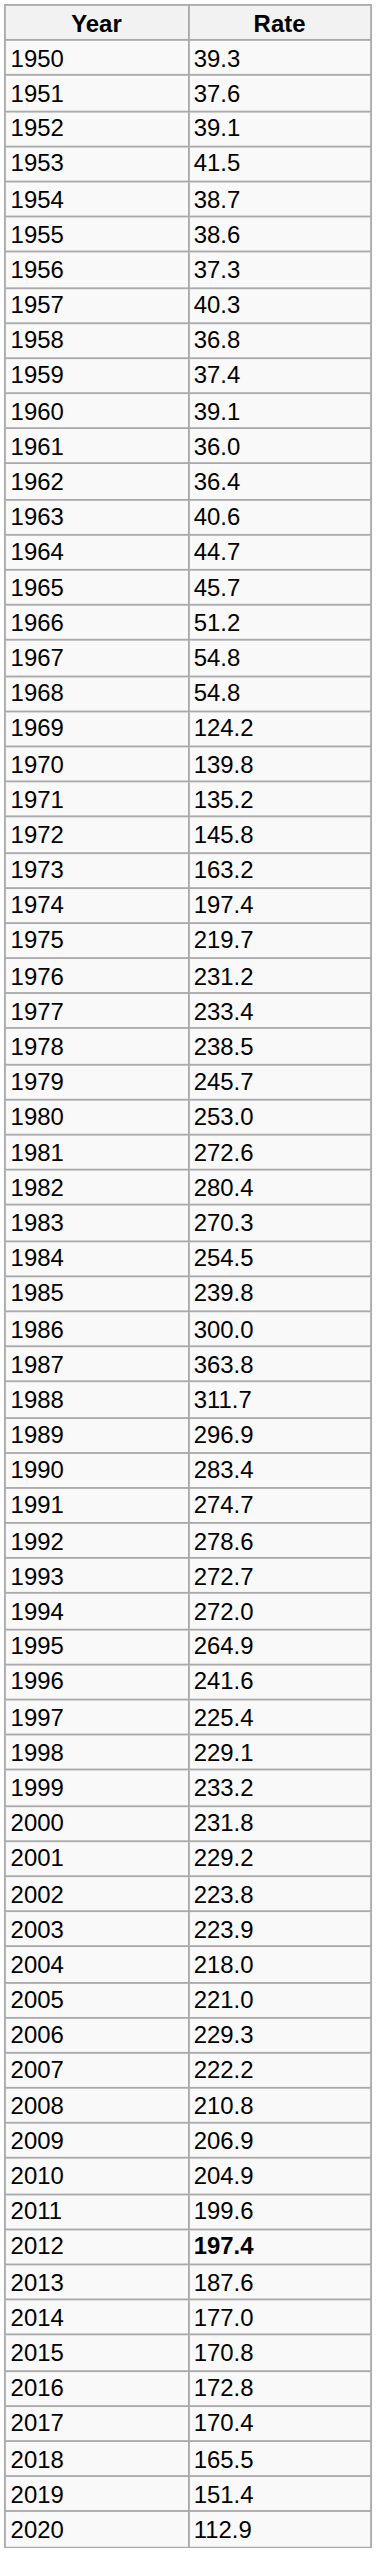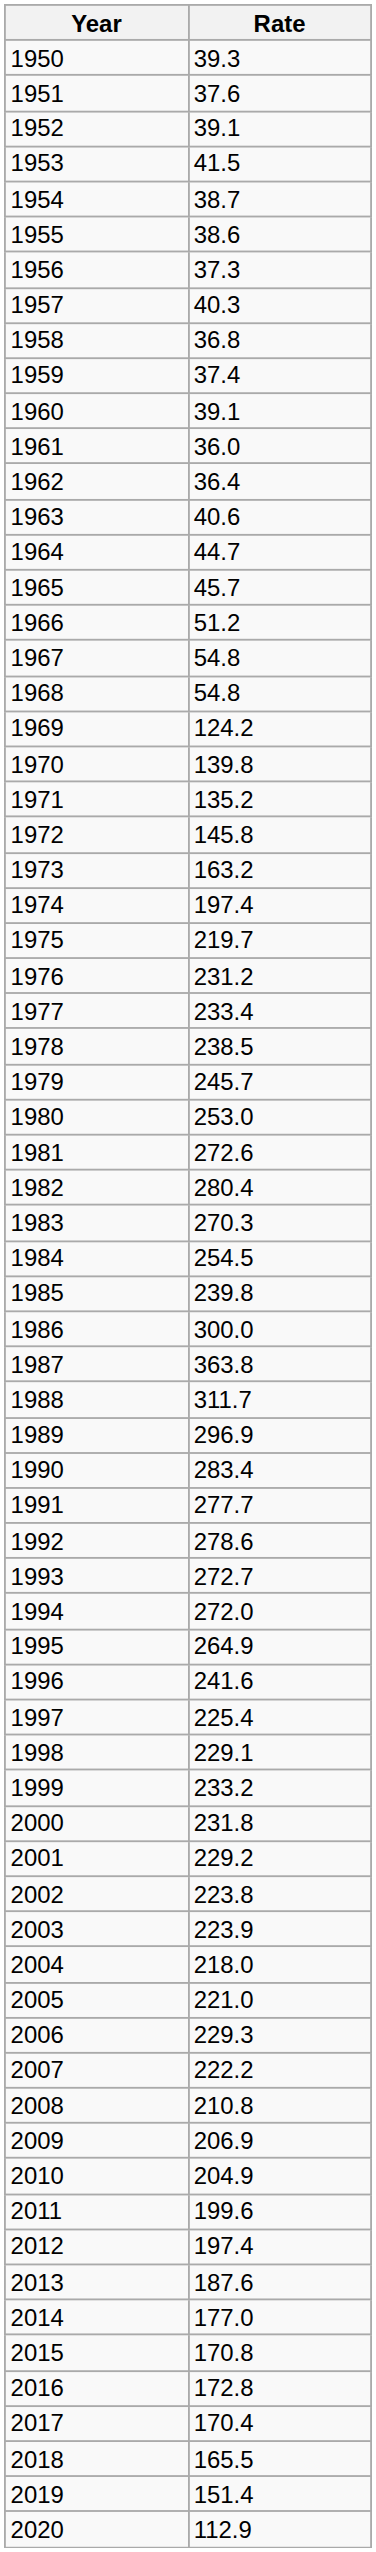(224, 1505) 274.7 -> (224, 1505) 277.7
(224, 2247) bold -> (224, 2247) normal
